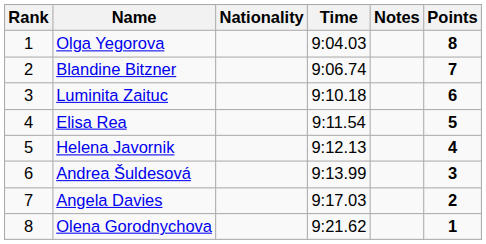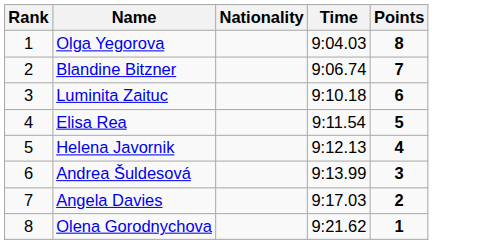- column: (397, 17)
